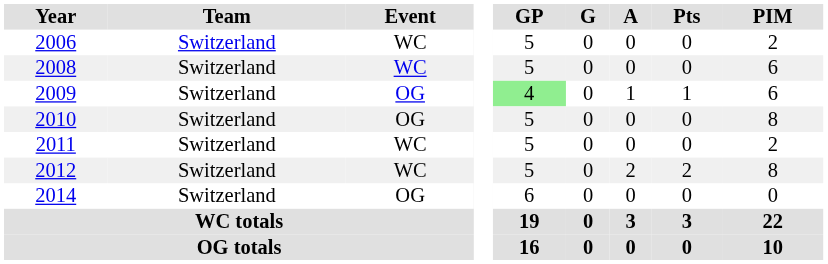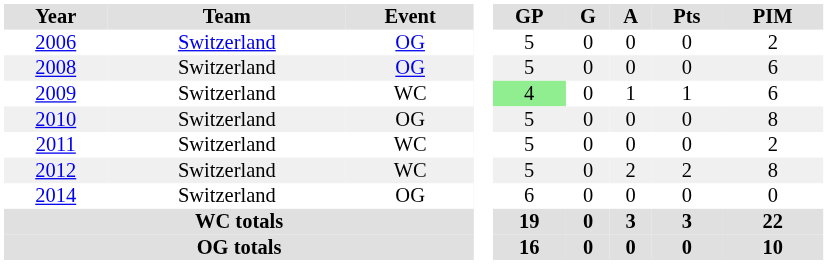(410, 42) WC -> (410, 42) OG
(410, 67) WC -> (410, 67) OG
(410, 93) OG -> (410, 93) WC
